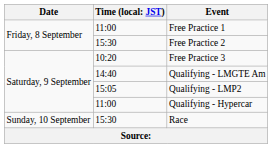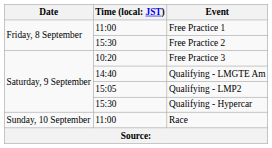(106, 105) 11:00 -> (106, 105) 15:30
(106, 120) 15:30 -> (106, 120) 11:00
